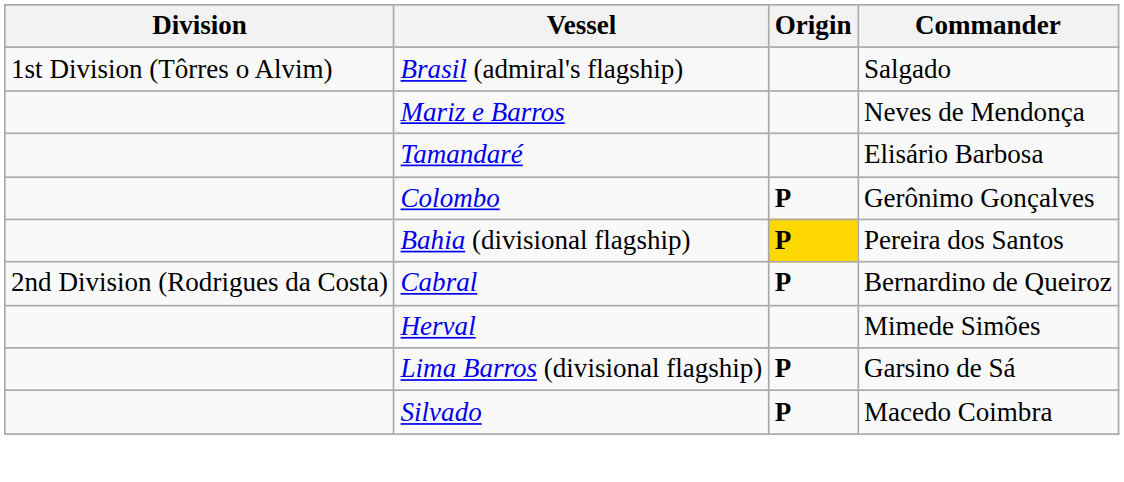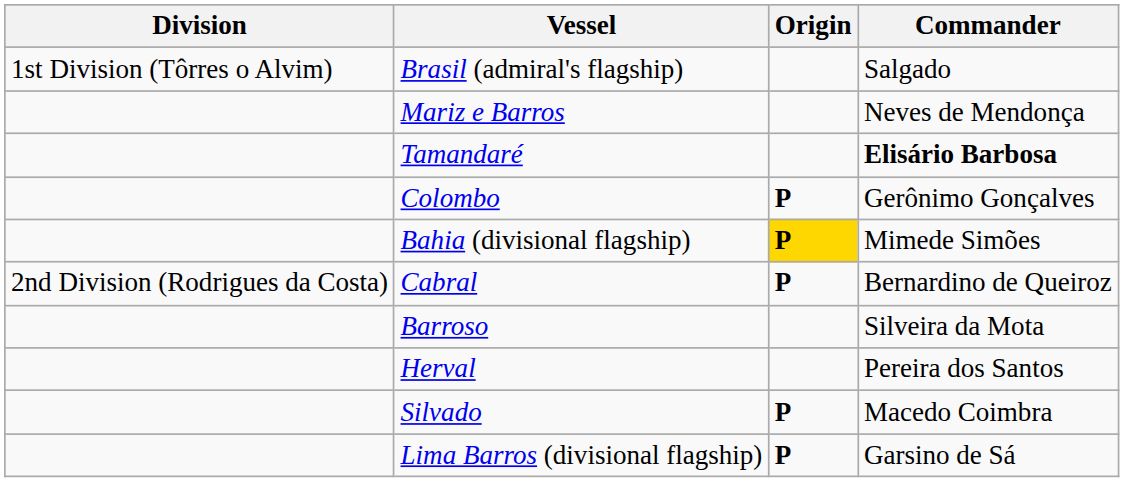(954, 154) normal -> (960, 154) bold
(964, 240) Pereira dos Santos -> (952, 240) Mimede Simões
+ row: (444, 326)
(952, 326) Mimede Simões -> (964, 369) Pereira dos Santos
rows swapped: (441, 411) <-> (581, 369)
